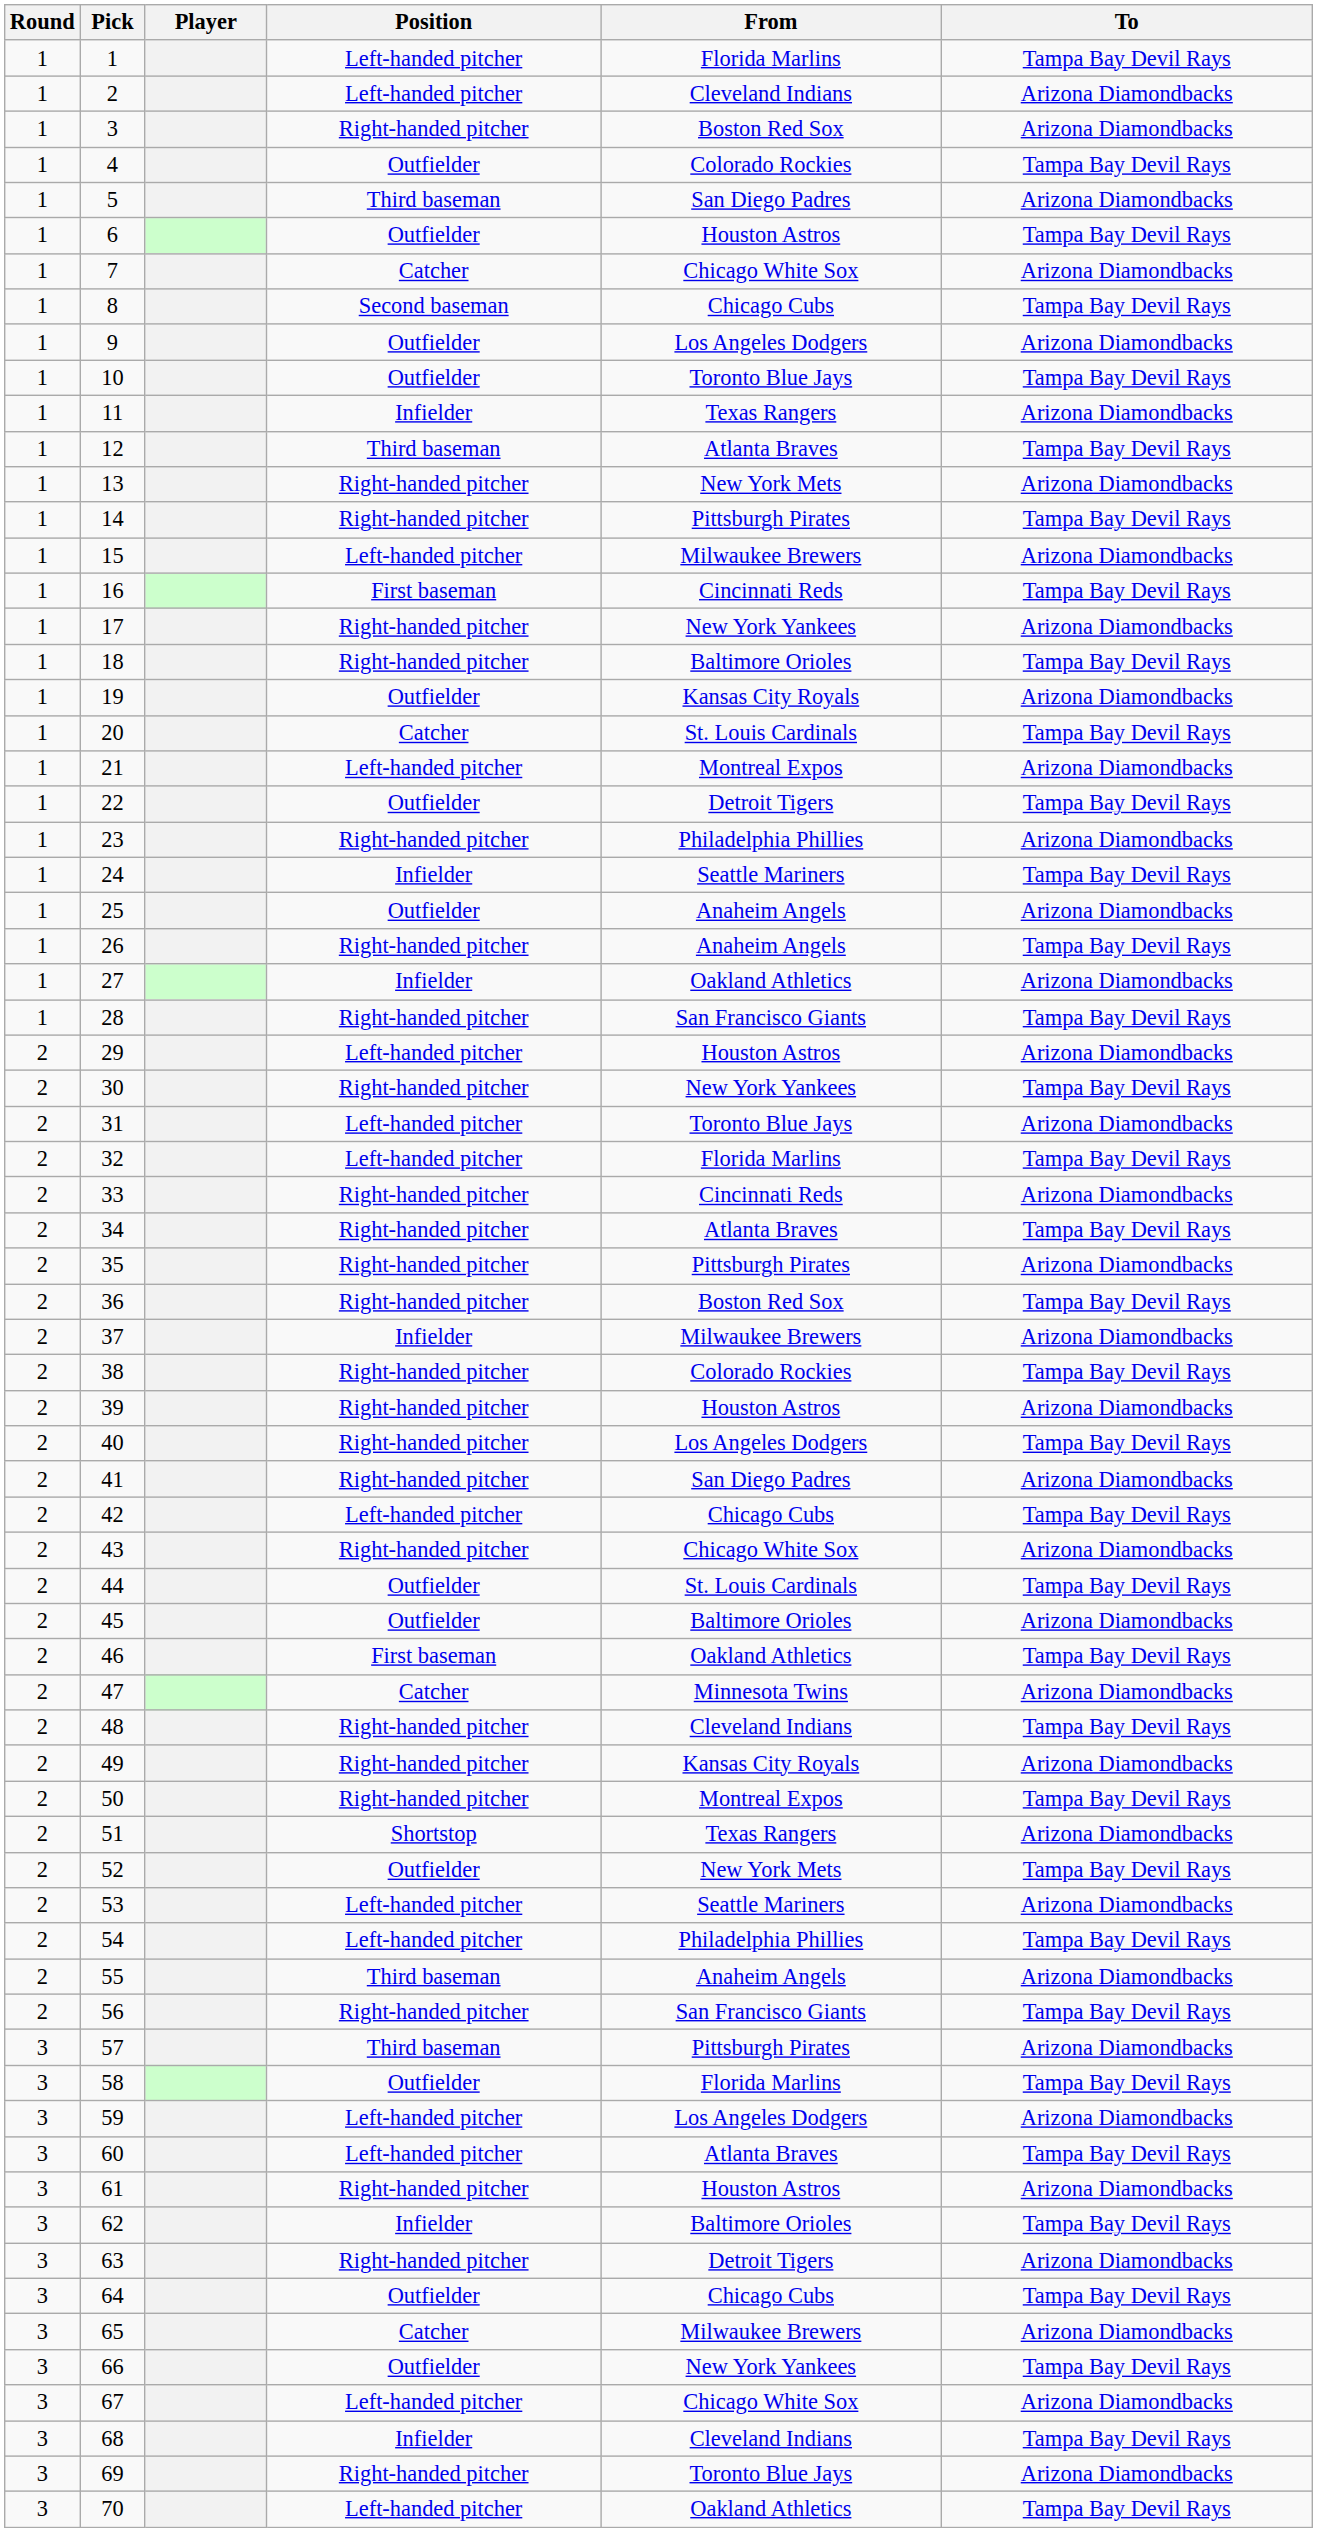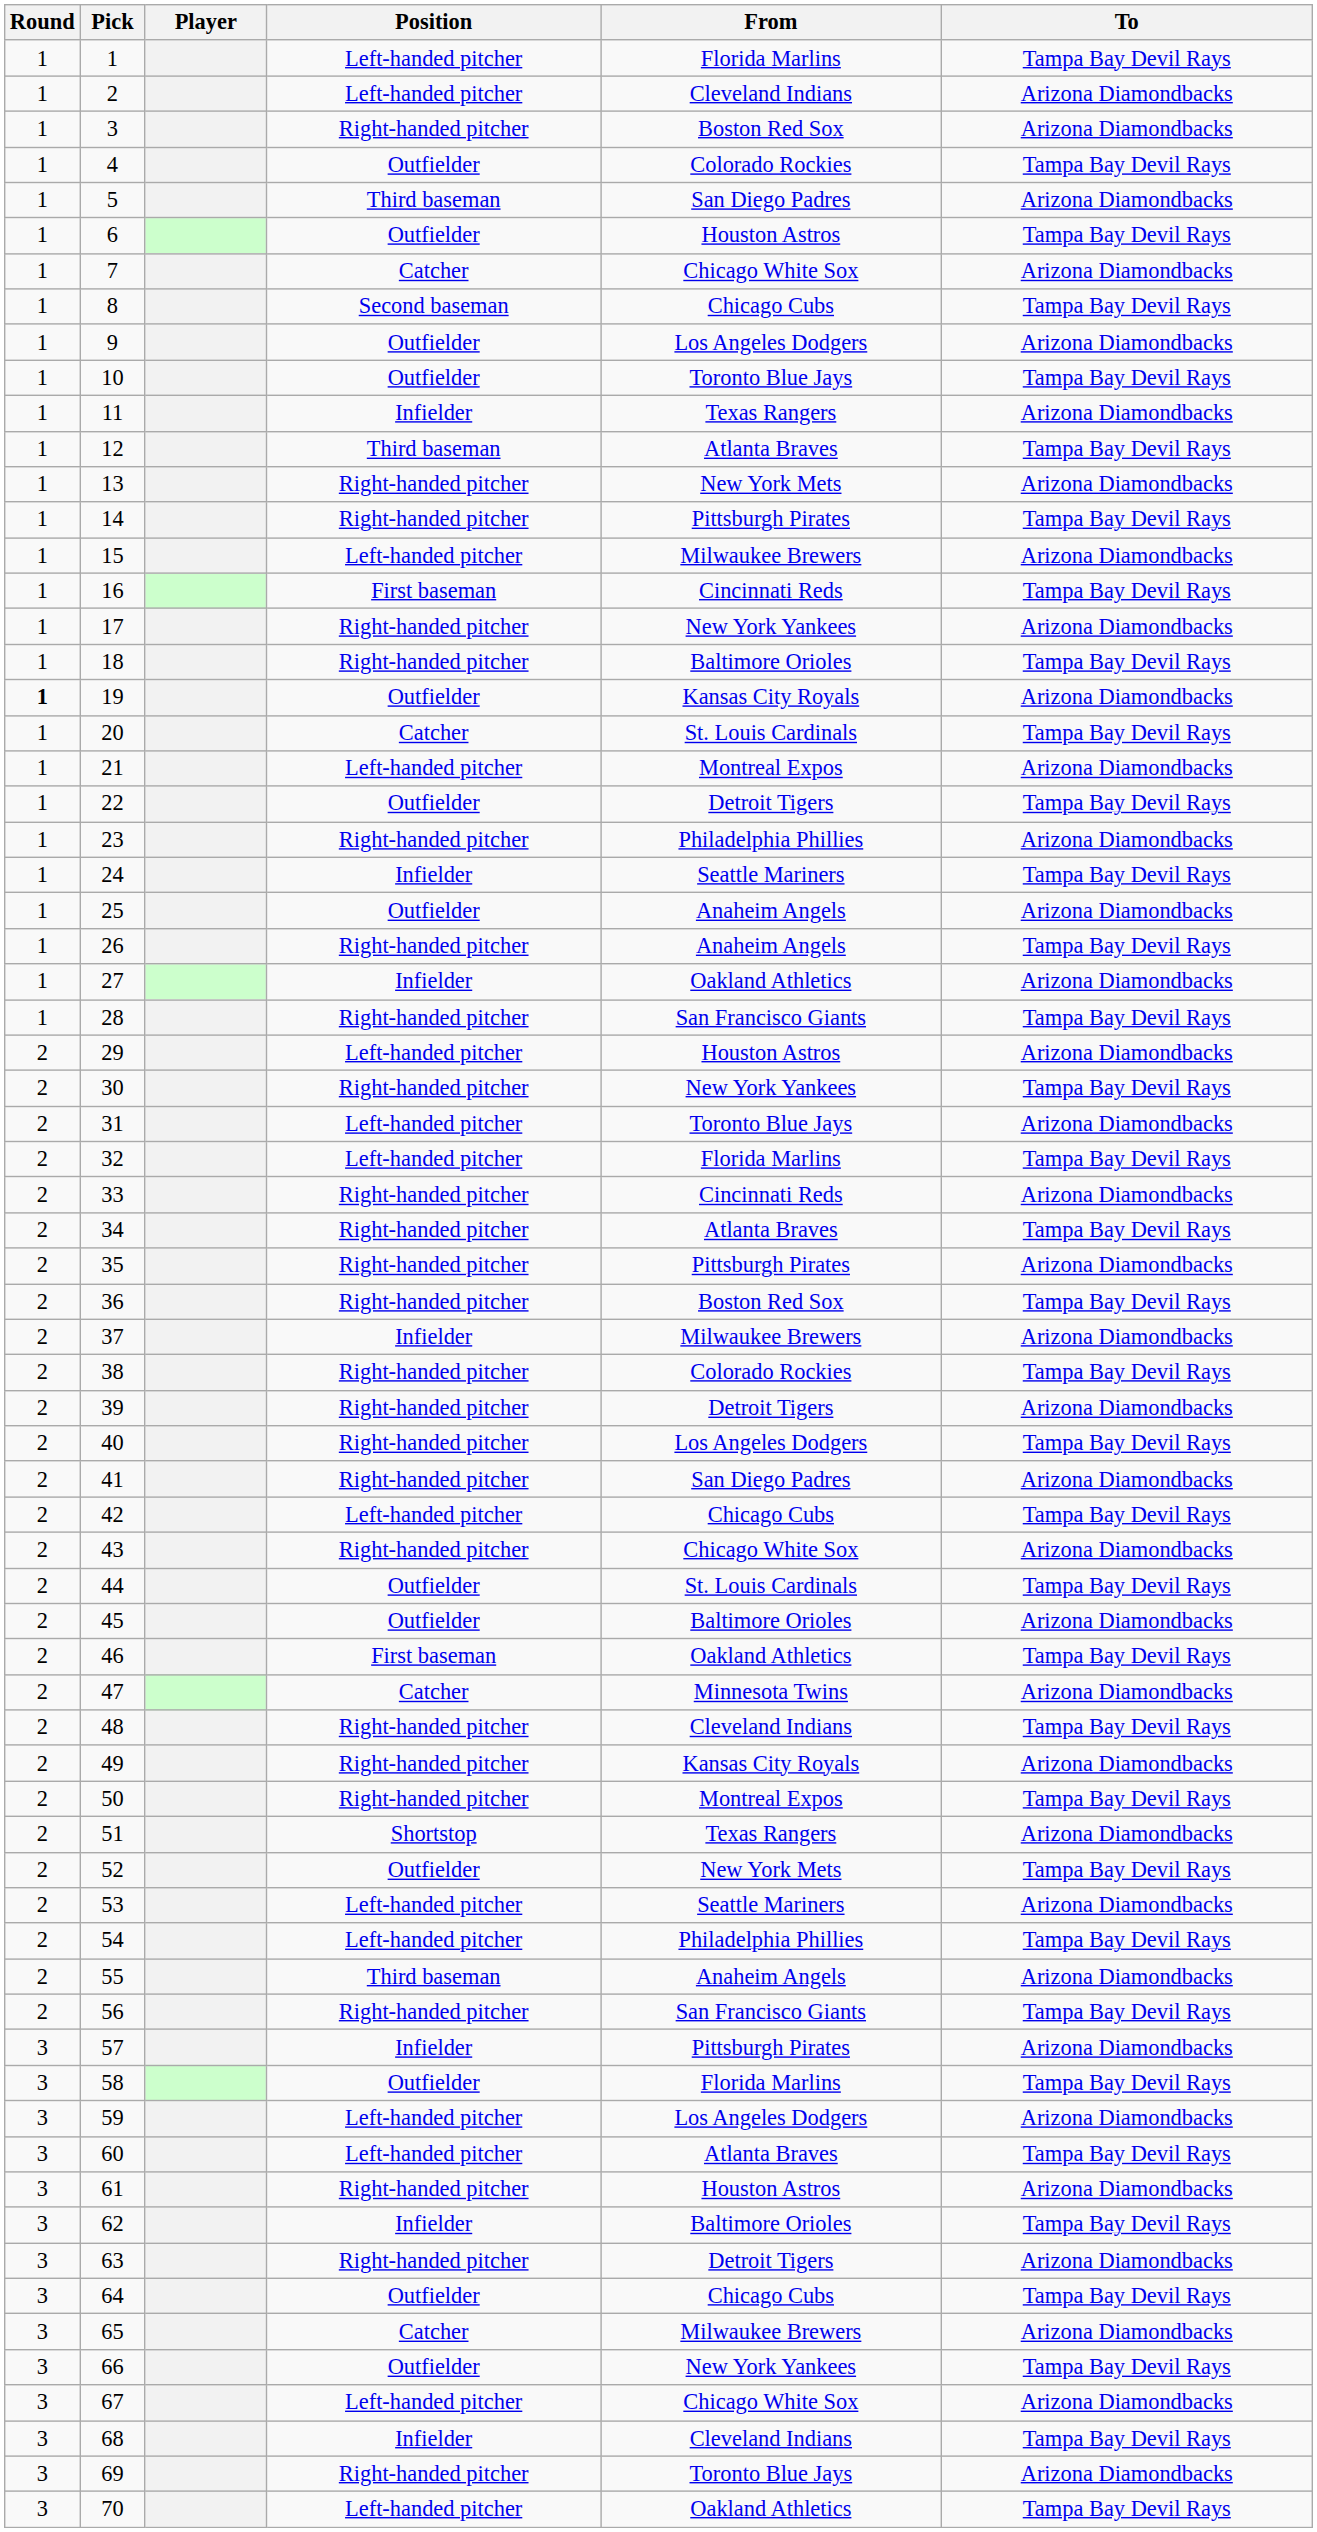(42, 697) normal -> (42, 697) bold
(771, 1407) Houston Astros -> (771, 1407) Detroit Tigers
(434, 2047) Third baseman -> (434, 2047) Infielder
